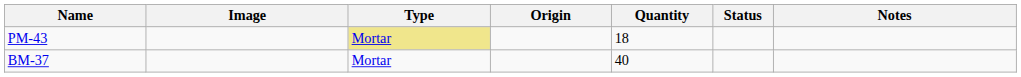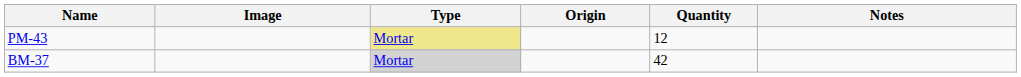- column: (743, 15)
(622, 38) 18 -> (661, 38) 12
(371, 60) no background -> (393, 60) lightgrey background
(622, 60) 40 -> (661, 60) 42
